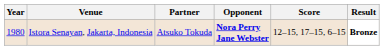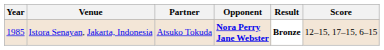columns swapped: (309, 12) <-> (364, 12)
(16, 32) 1980 -> (16, 32) 1985
